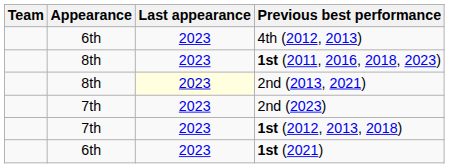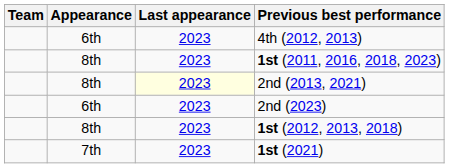(91, 106) 7th -> (91, 106) 6th
(91, 128) 7th -> (91, 128) 8th
(91, 151) 6th -> (91, 151) 7th
